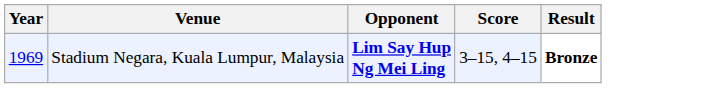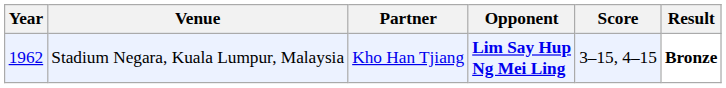+ column: (408, 19)
(26, 57) 1969 -> (26, 57) 1962
